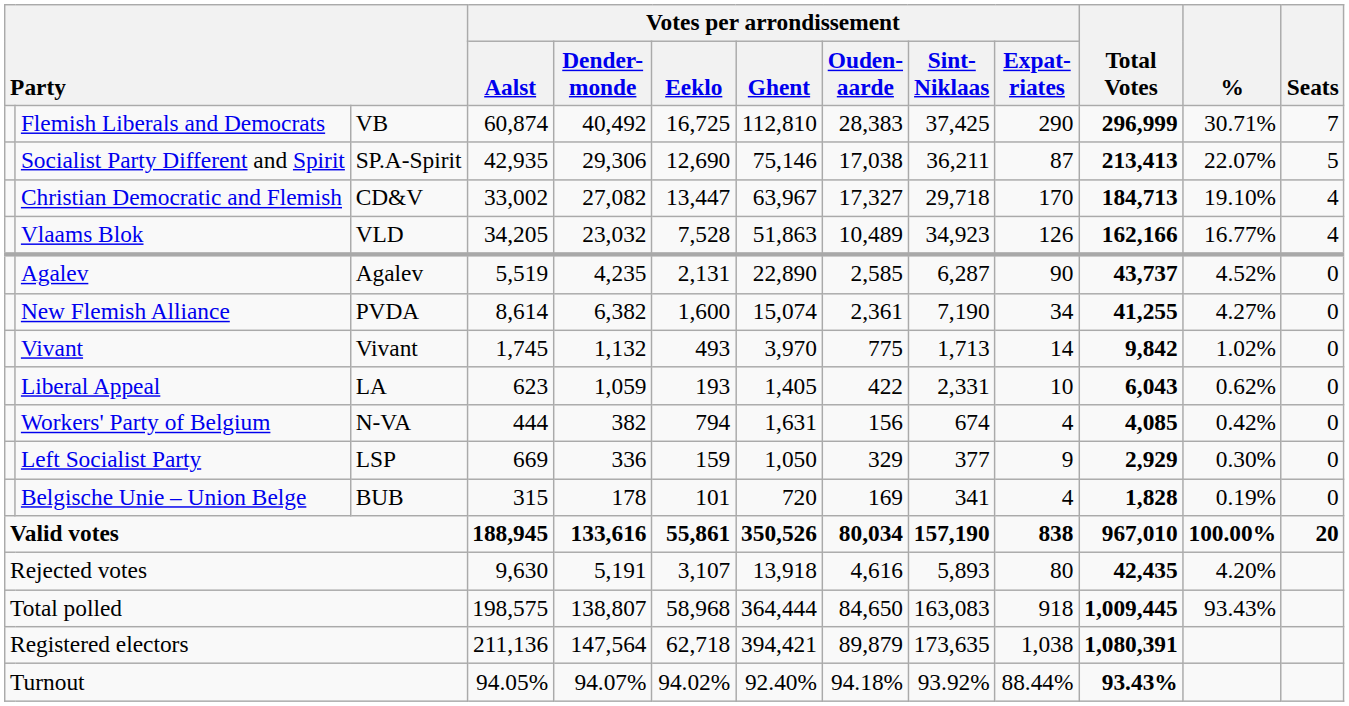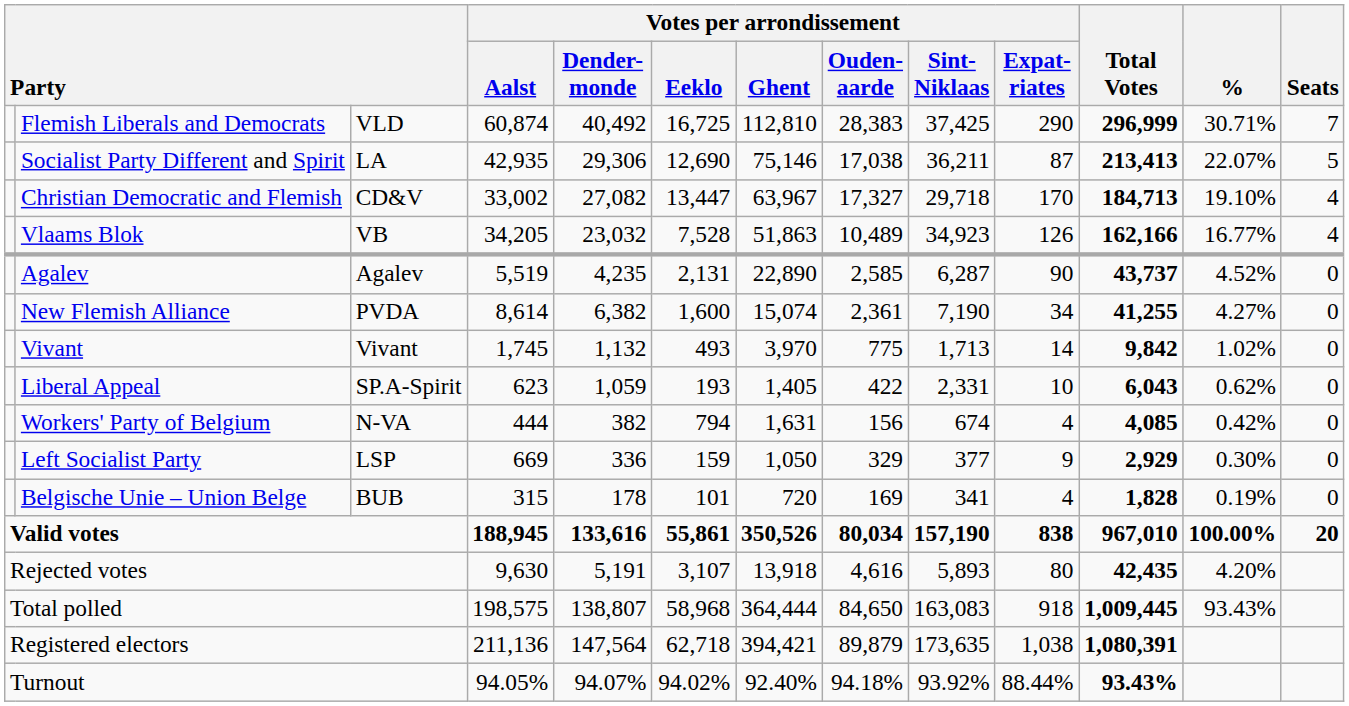(372, 123) VB -> (380, 123) VLD
(409, 160) SP.A-Spirit -> (371, 160) LA
(380, 234) VLD -> (372, 234) VB
(371, 385) LA -> (409, 385) SP.A-Spirit
